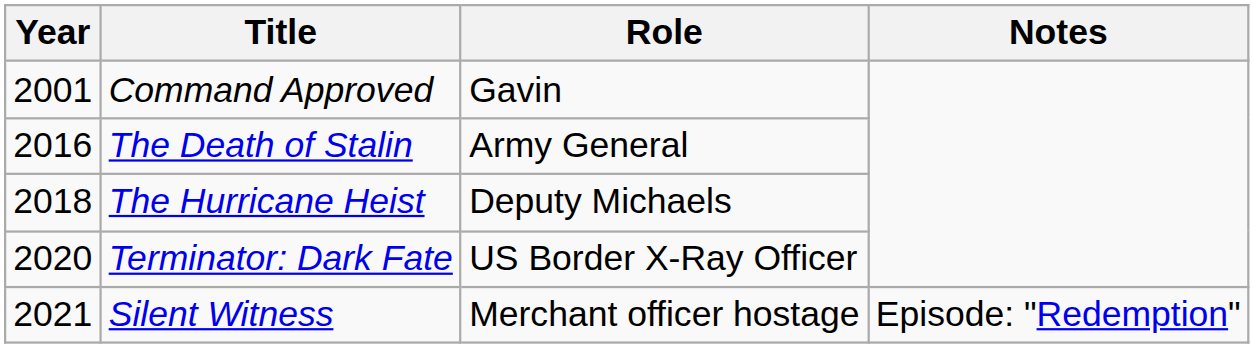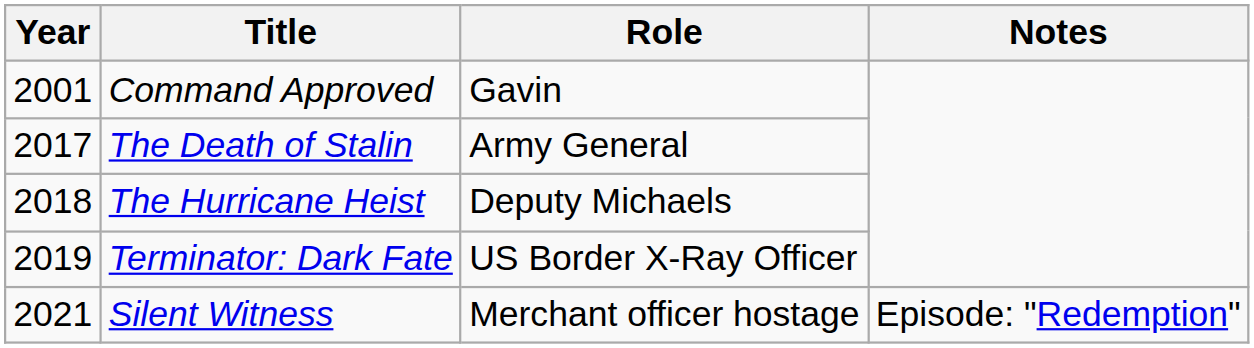(53, 145) 2016 -> (53, 145) 2017
(53, 257) 2020 -> (53, 257) 2019
